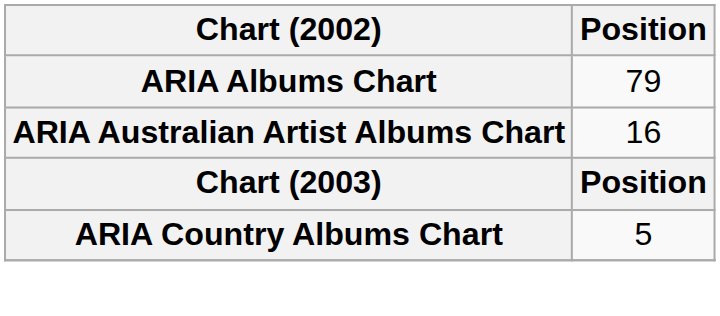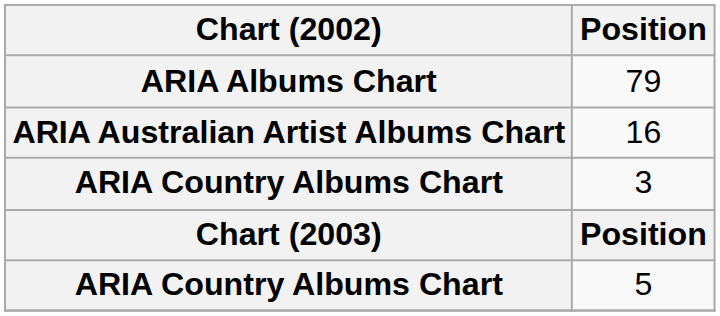+ row: (643, 183)
